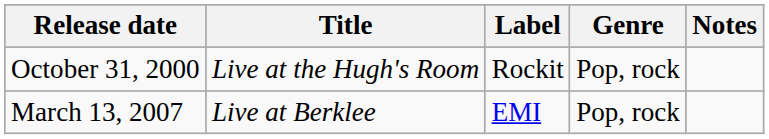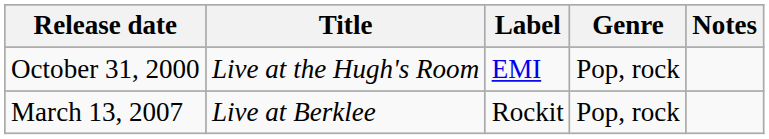(528, 68) Rockit -> (516, 68) EMI
(516, 111) EMI -> (528, 111) Rockit
